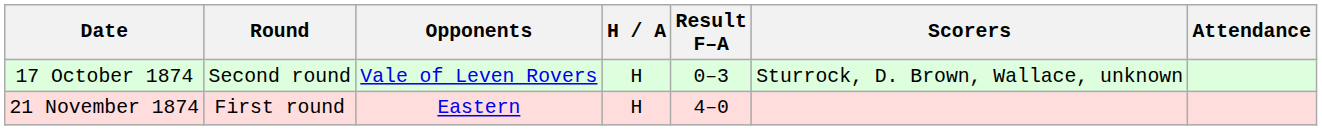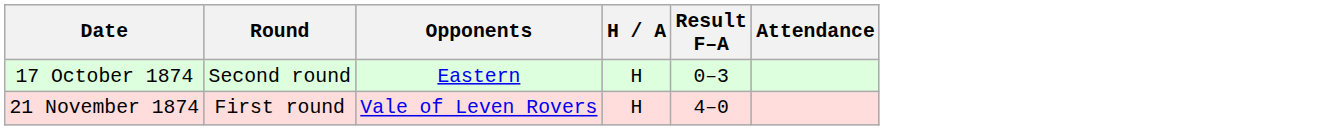- column: (970, 32)
(479, 76) Vale of Leven Rovers -> (479, 76) Eastern
(479, 108) Eastern -> (479, 108) Vale of Leven Rovers
